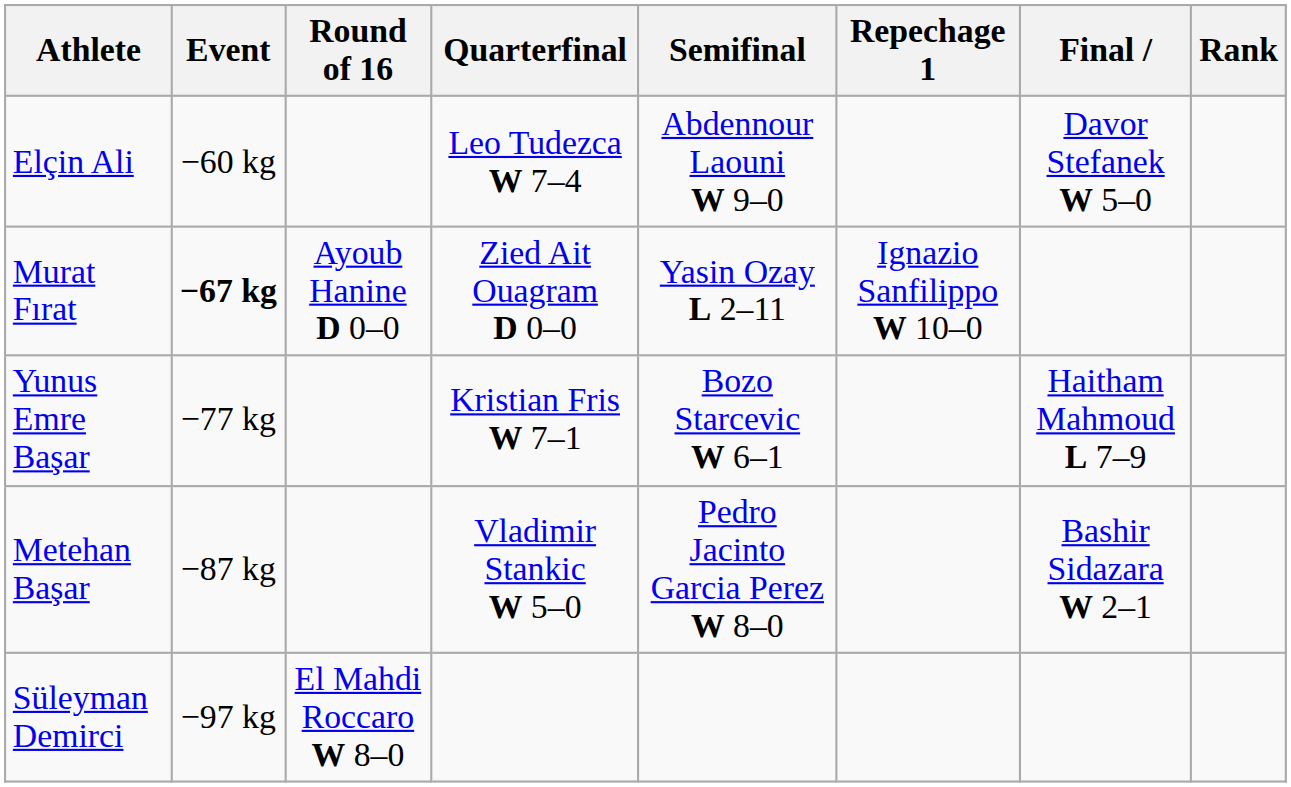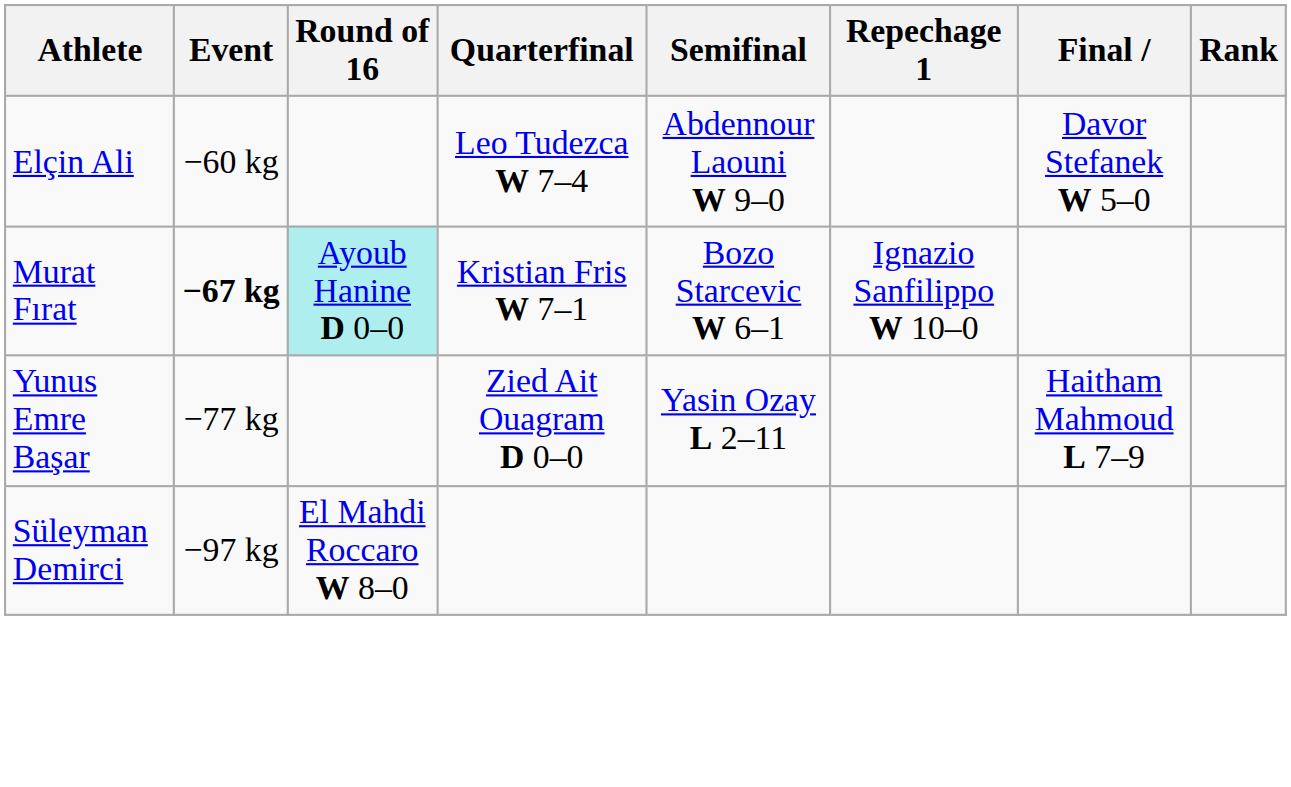(358, 290) no background -> (362, 290) paleturquoise background
(535, 290) Zied Ait Ouagram D 0–0 -> (542, 290) Kristian Fris W 7–1
(737, 290) Yasin Ozay L 2–11 -> (738, 290) Bozo Starcevic W 6–1
(535, 419) Kristian Fris W 7–1 -> (542, 419) Zied Ait Ouagram D 0–0
(737, 419) Bozo Starcevic W 6–1 -> (738, 419) Yasin Ozay L 2–11
- row: (72, 568)
